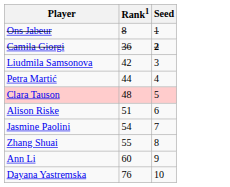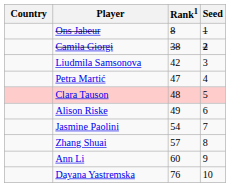+ column: (29, 13)
(127, 47) 36 -> (175, 47) 38
(127, 79) 44 -> (175, 79) 47
(127, 111) 51 -> (175, 111) 49
(127, 143) 55 -> (175, 143) 57
